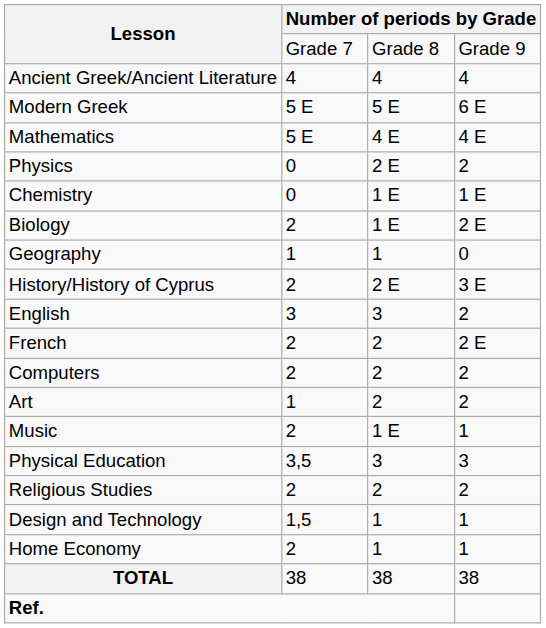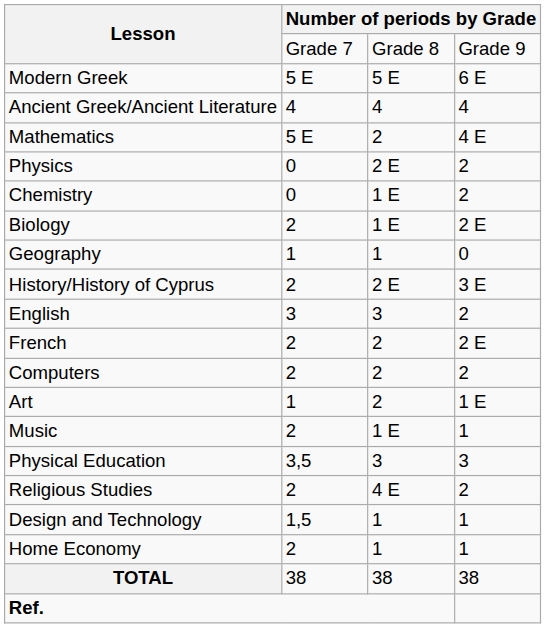rows swapped: (68, 107) <-> (143, 78)
(386, 136) 4 E -> (377, 136) 2
(472, 195) 1 E -> (464, 195) 2
(464, 401) 2 -> (472, 401) 1 E
(377, 490) 2 -> (386, 490) 4 E
